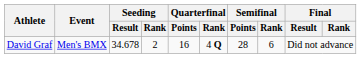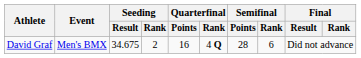(125, 45) 34.678 -> (125, 45) 34.675
